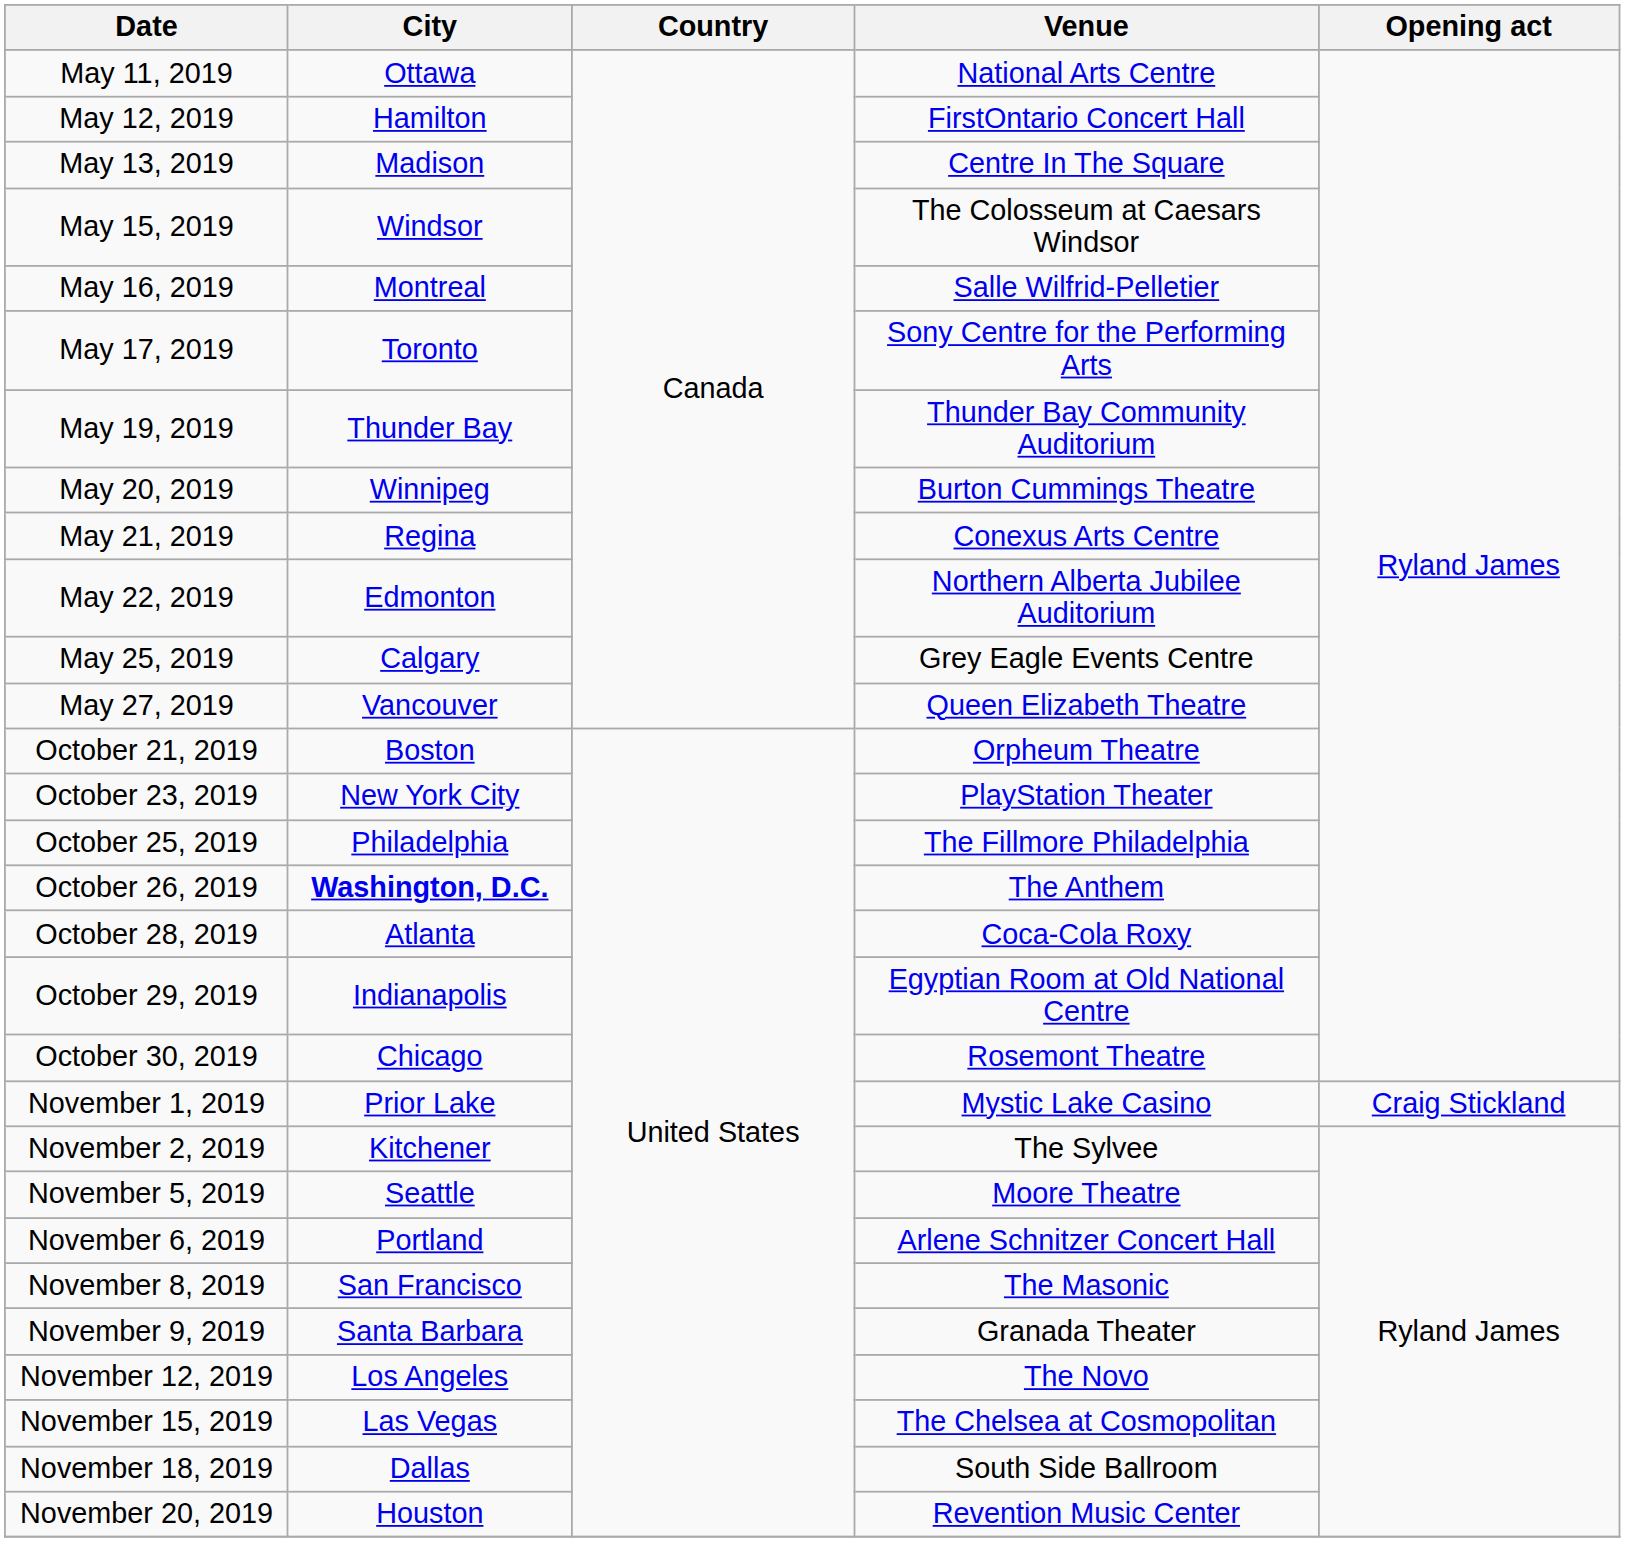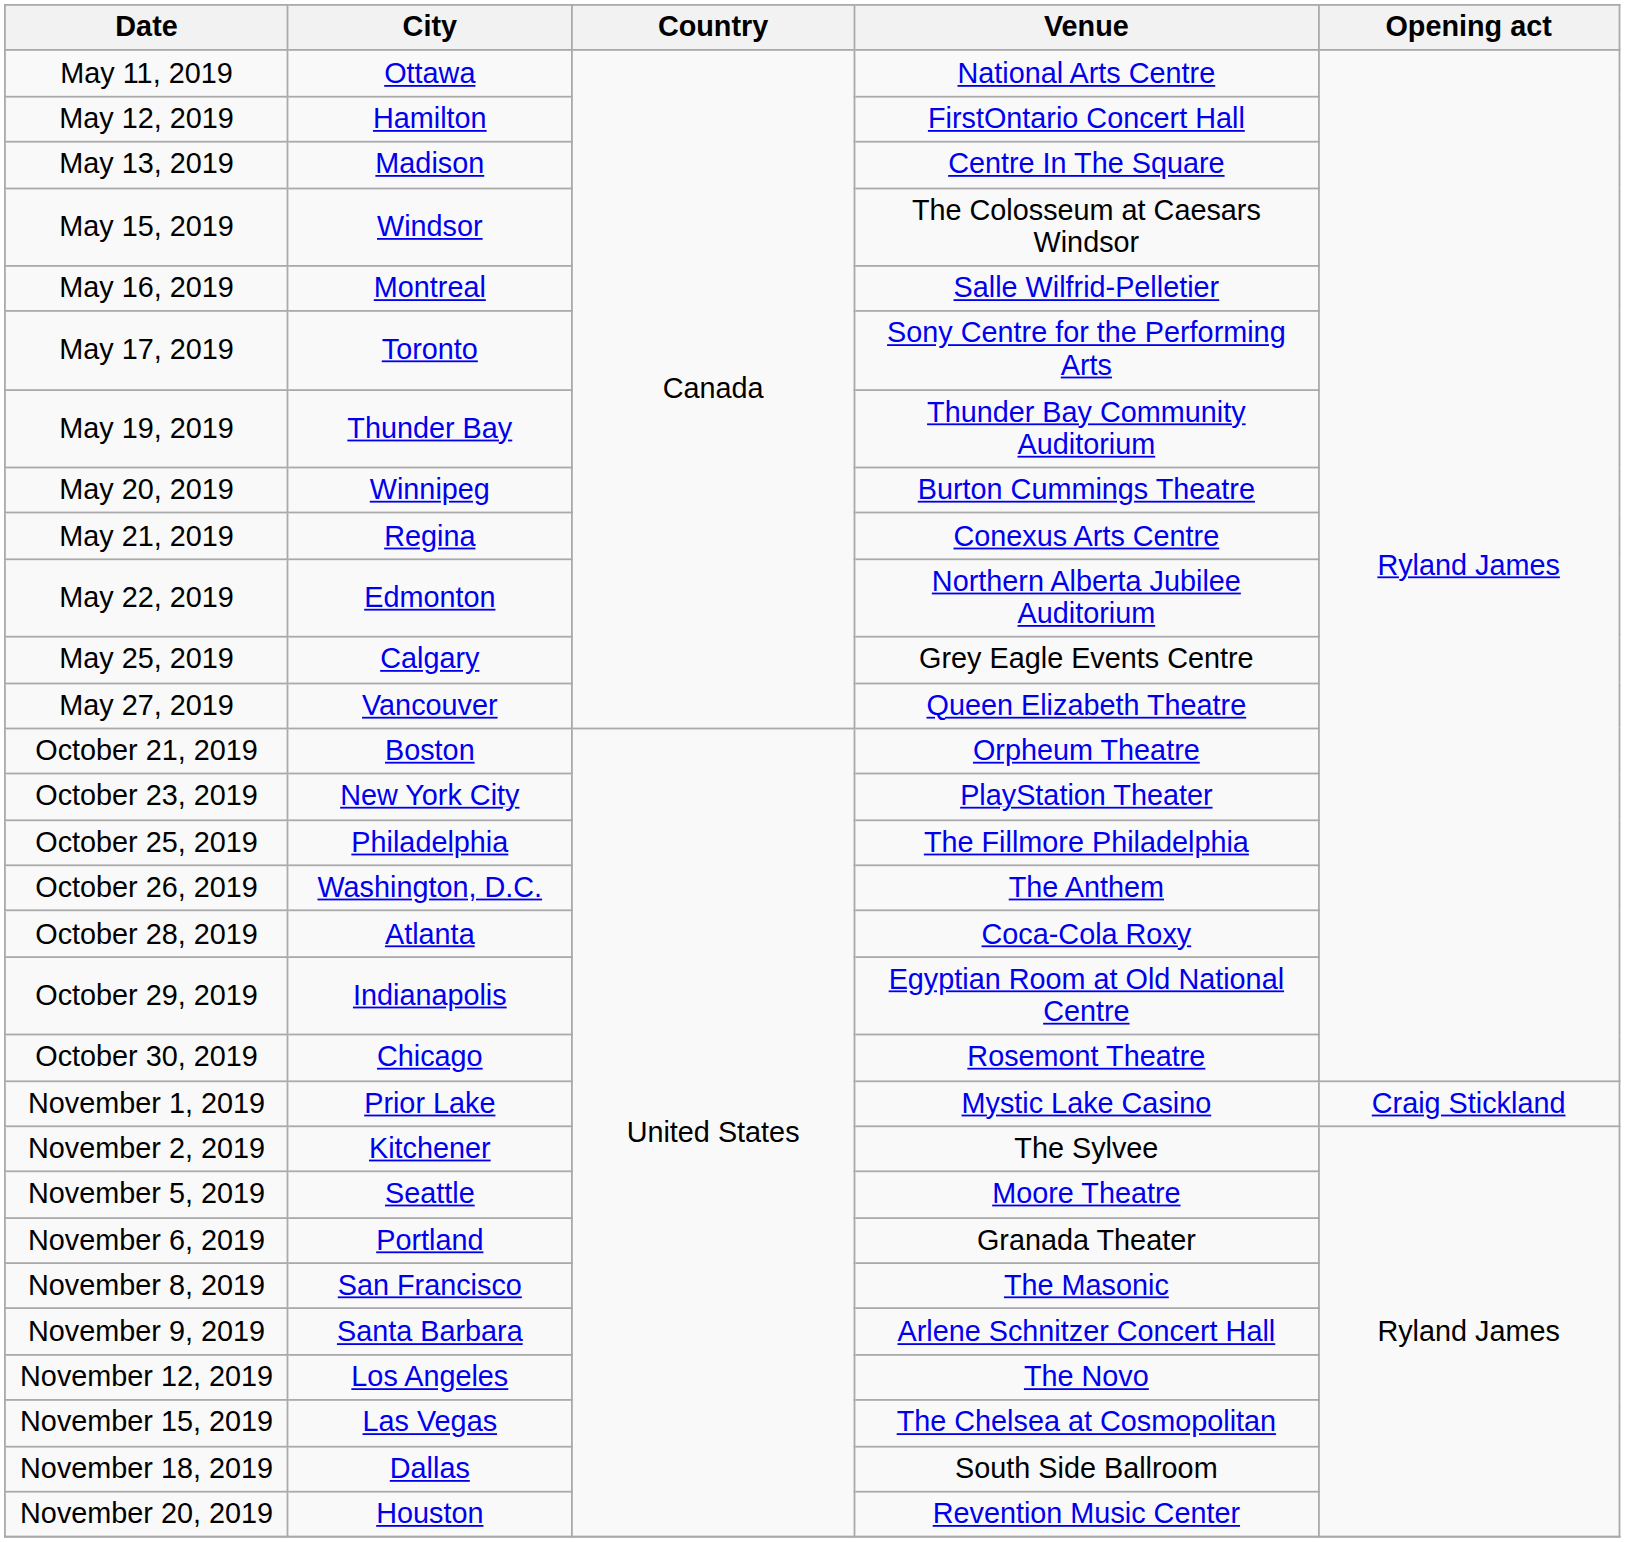(430, 887) bold -> (430, 887) normal
(1086, 1239) Arlene Schnitzer Concert Hall -> (1086, 1239) Granada Theater
(1086, 1331) Granada Theater -> (1086, 1331) Arlene Schnitzer Concert Hall
